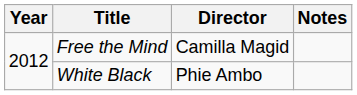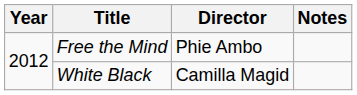(232, 47) Camilla Magid -> (219, 47) Phie Ambo
(219, 75) Phie Ambo -> (232, 75) Camilla Magid
